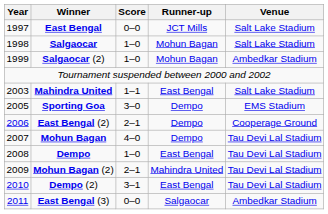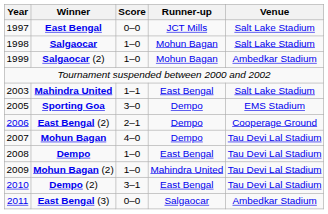(132, 169) 2–1 -> (132, 169) 1–0
